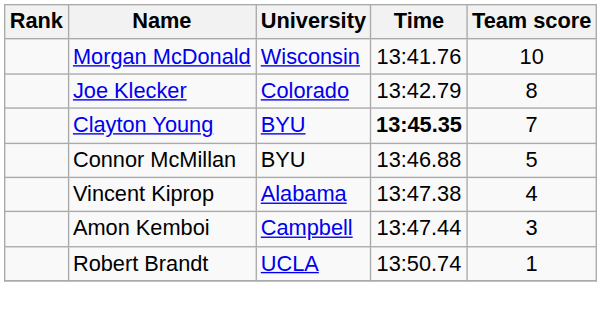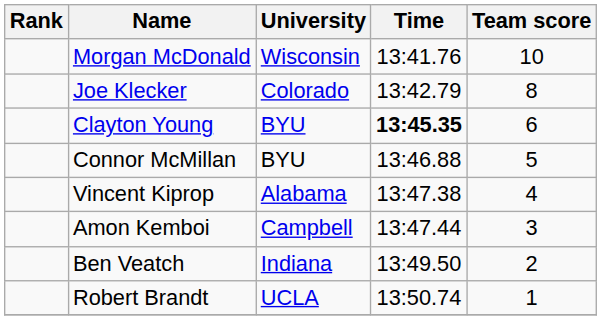(532, 125) 7 -> (532, 125) 6
+ row: (129, 263)
